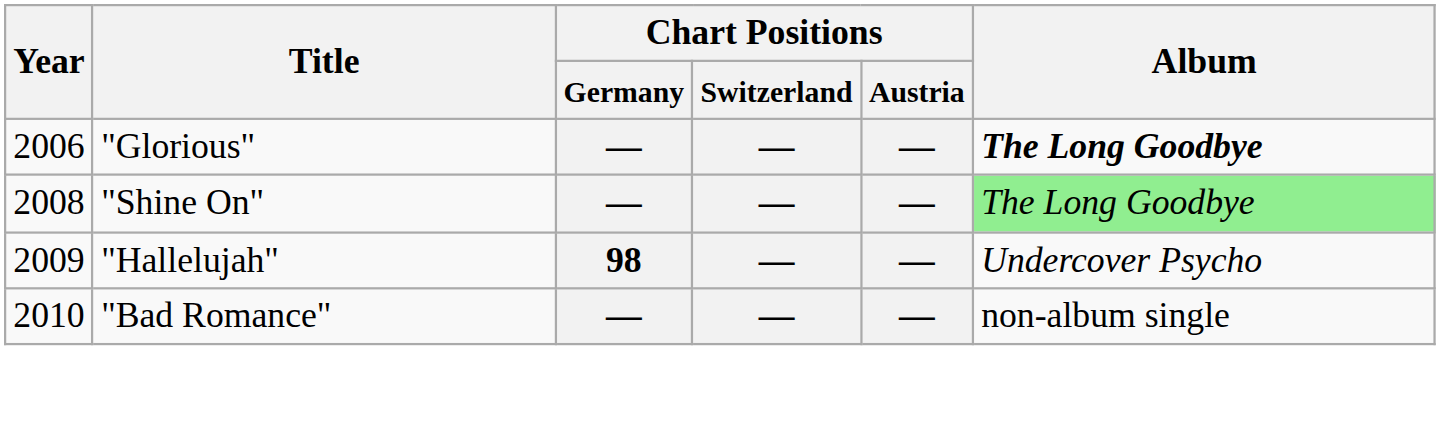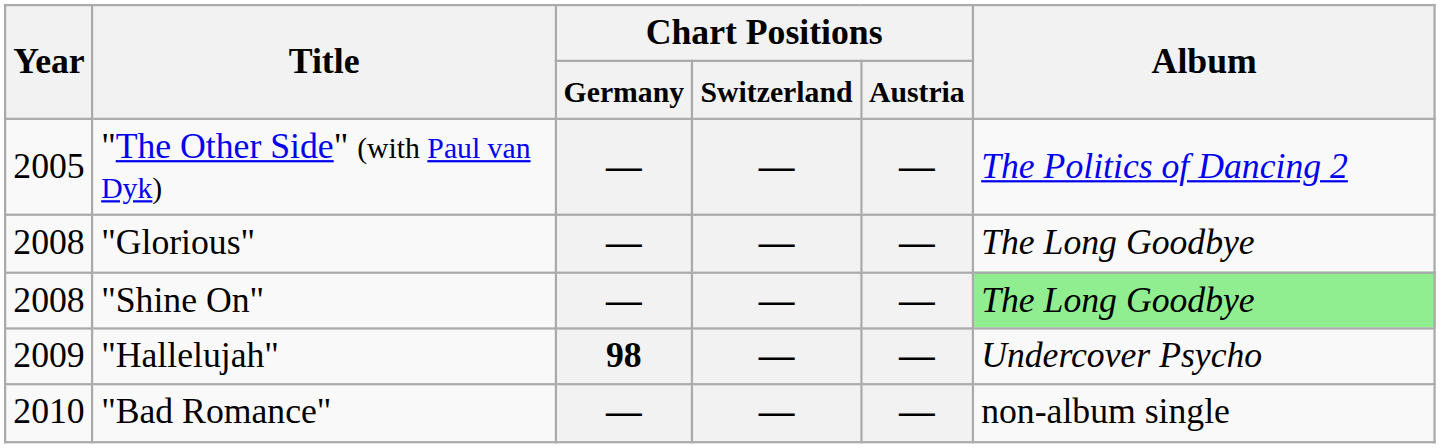+ row: (316, 166)
(49, 145) 2006 -> (49, 242) 2008
(1122, 145) bold -> (1118, 242) normal
